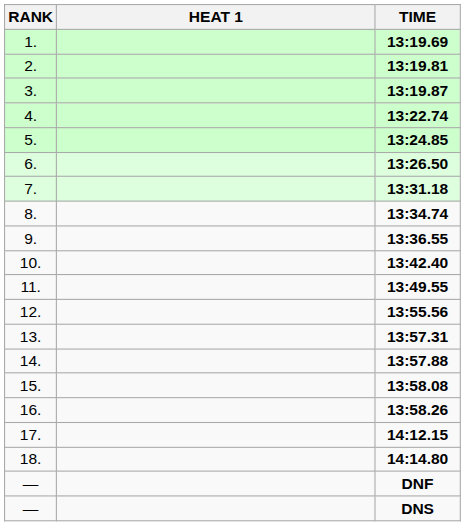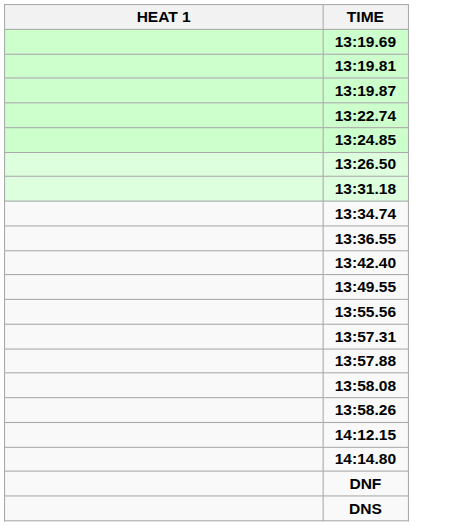- column: (31, 17)
